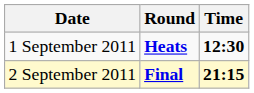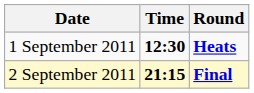columns swapped: (224, 18) <-> (170, 18)
